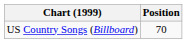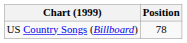(161, 30) 70 -> (161, 30) 78
